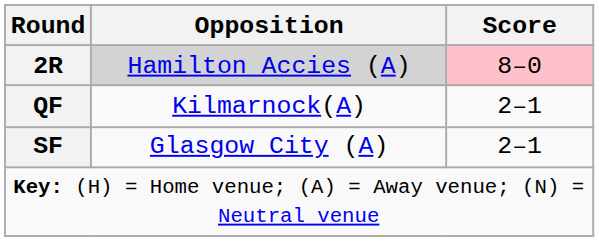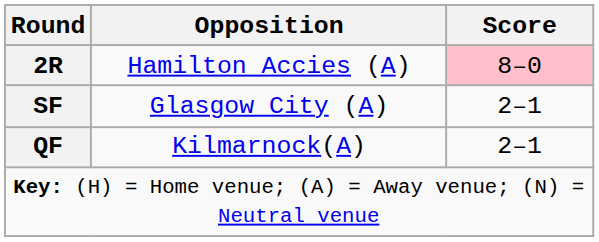(269, 66) lightgrey background -> (269, 66) no background
rows swapped: (48, 106) <-> (48, 147)
